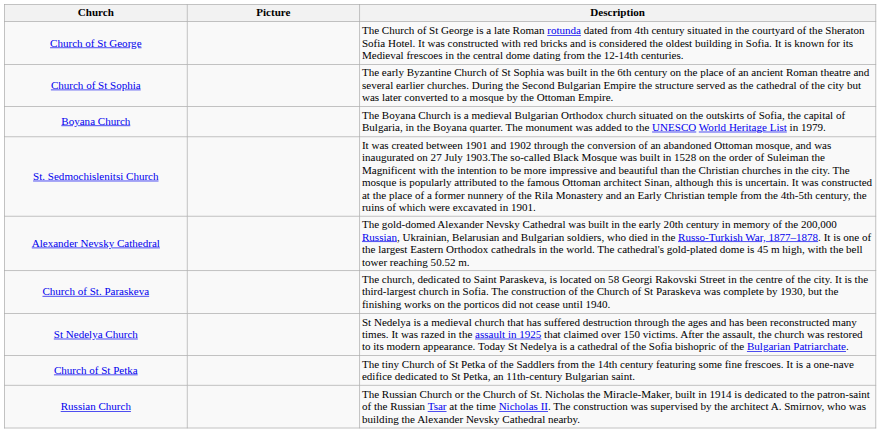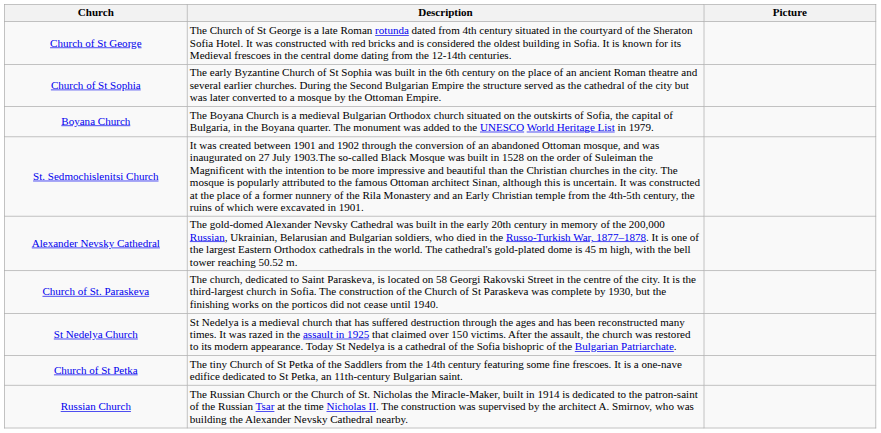columns swapped: (618, 13) <-> (273, 13)
